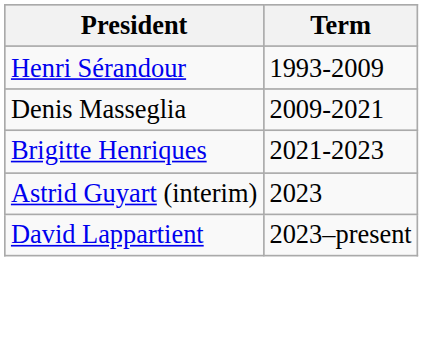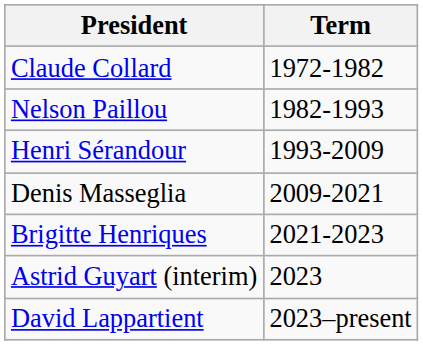+ row: (91, 67)
+ row: (89, 109)
